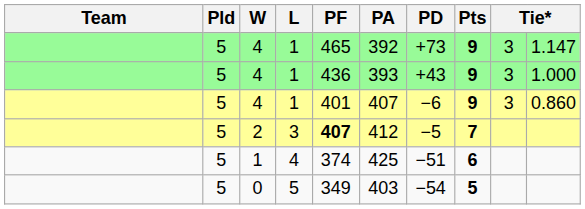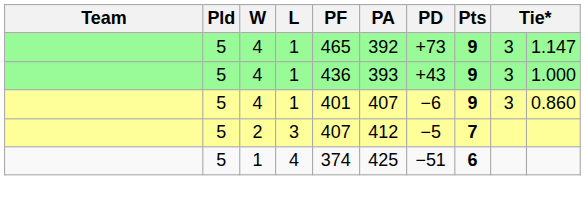(336, 132) bold -> (336, 132) normal
- row: (258, 189)
